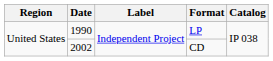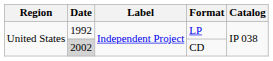(81, 30) 1990 -> (81, 30) 1992
(81, 47) no background -> (81, 47) lightgrey background
